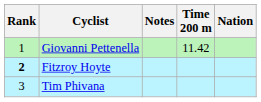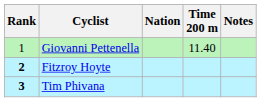columns swapped: (235, 21) <-> (160, 21)
(196, 47) 11.42 -> (202, 47) 11.40
(22, 86) normal -> (22, 86) bold
